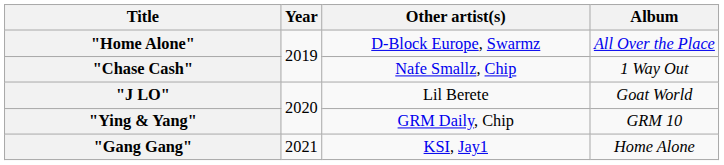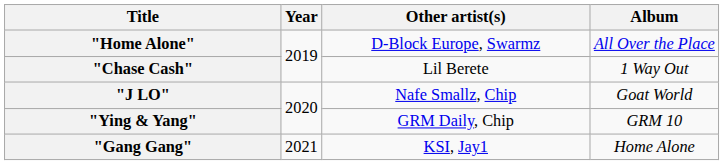(456, 69) Nafe Smallz, Chip -> (456, 69) Lil Berete
(456, 95) Lil Berete -> (456, 95) Nafe Smallz, Chip
